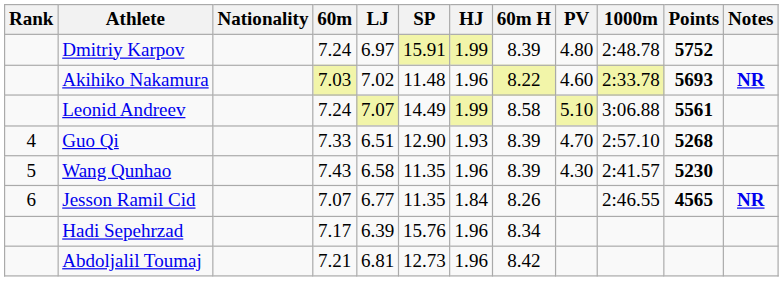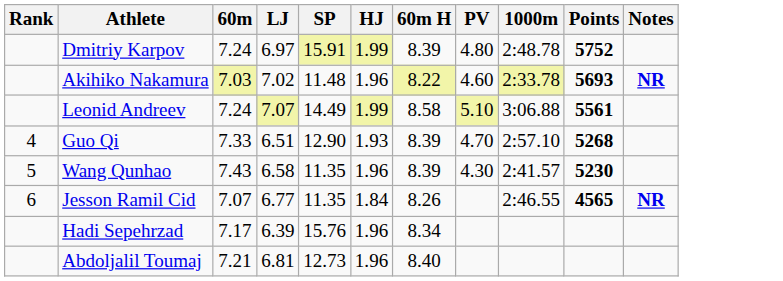- column: (263, 19)
(524, 261) 8.42 -> (424, 261) 8.40
